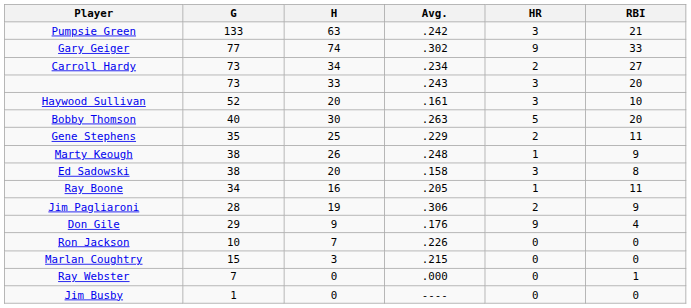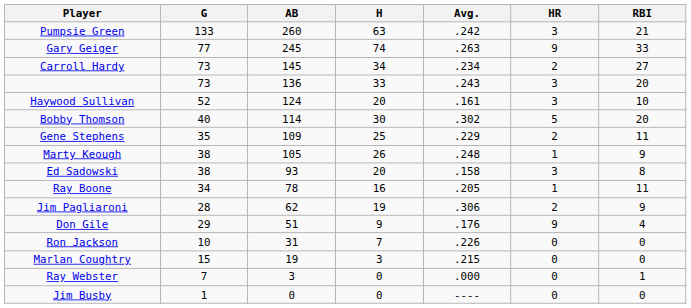+ column: (292, 13)
(435, 48) .302 -> (467, 48) .263
(435, 119) .263 -> (467, 119) .302
